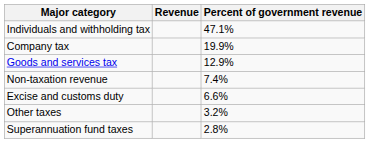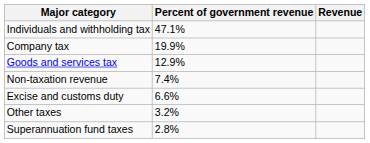columns swapped: (177, 12) <-> (283, 12)
